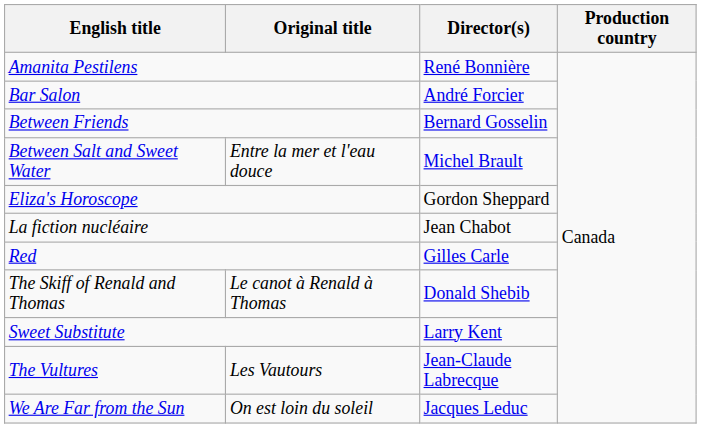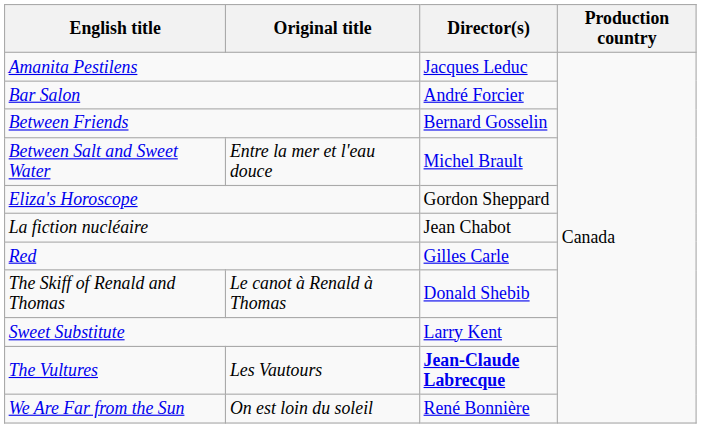(477, 66) René Bonnière -> (476, 66) Jacques Leduc
(467, 370) normal -> (471, 370) bold
(476, 408) Jacques Leduc -> (477, 408) René Bonnière
